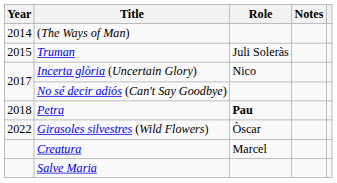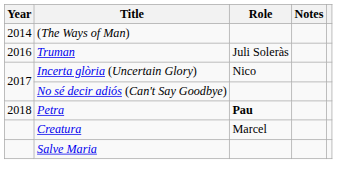(19, 52) 2015 -> (19, 52) 2016
- row: (123, 129)
